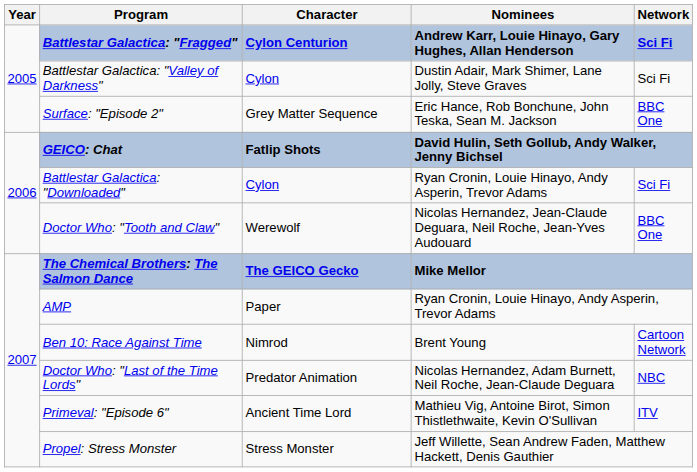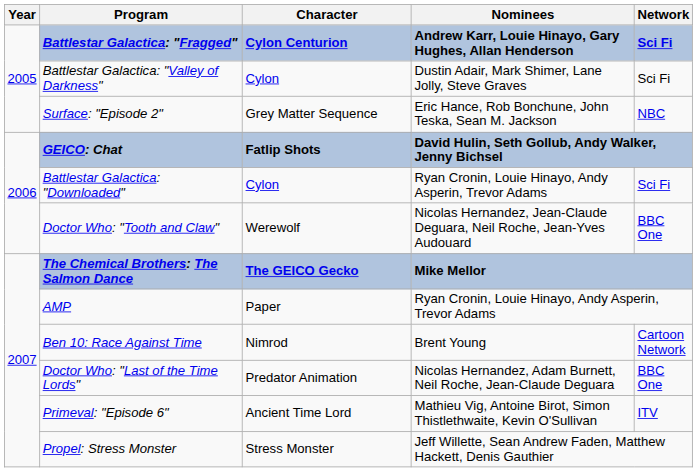(651, 114) BBC One -> (651, 114) NBC
(651, 377) NBC -> (651, 377) BBC One
